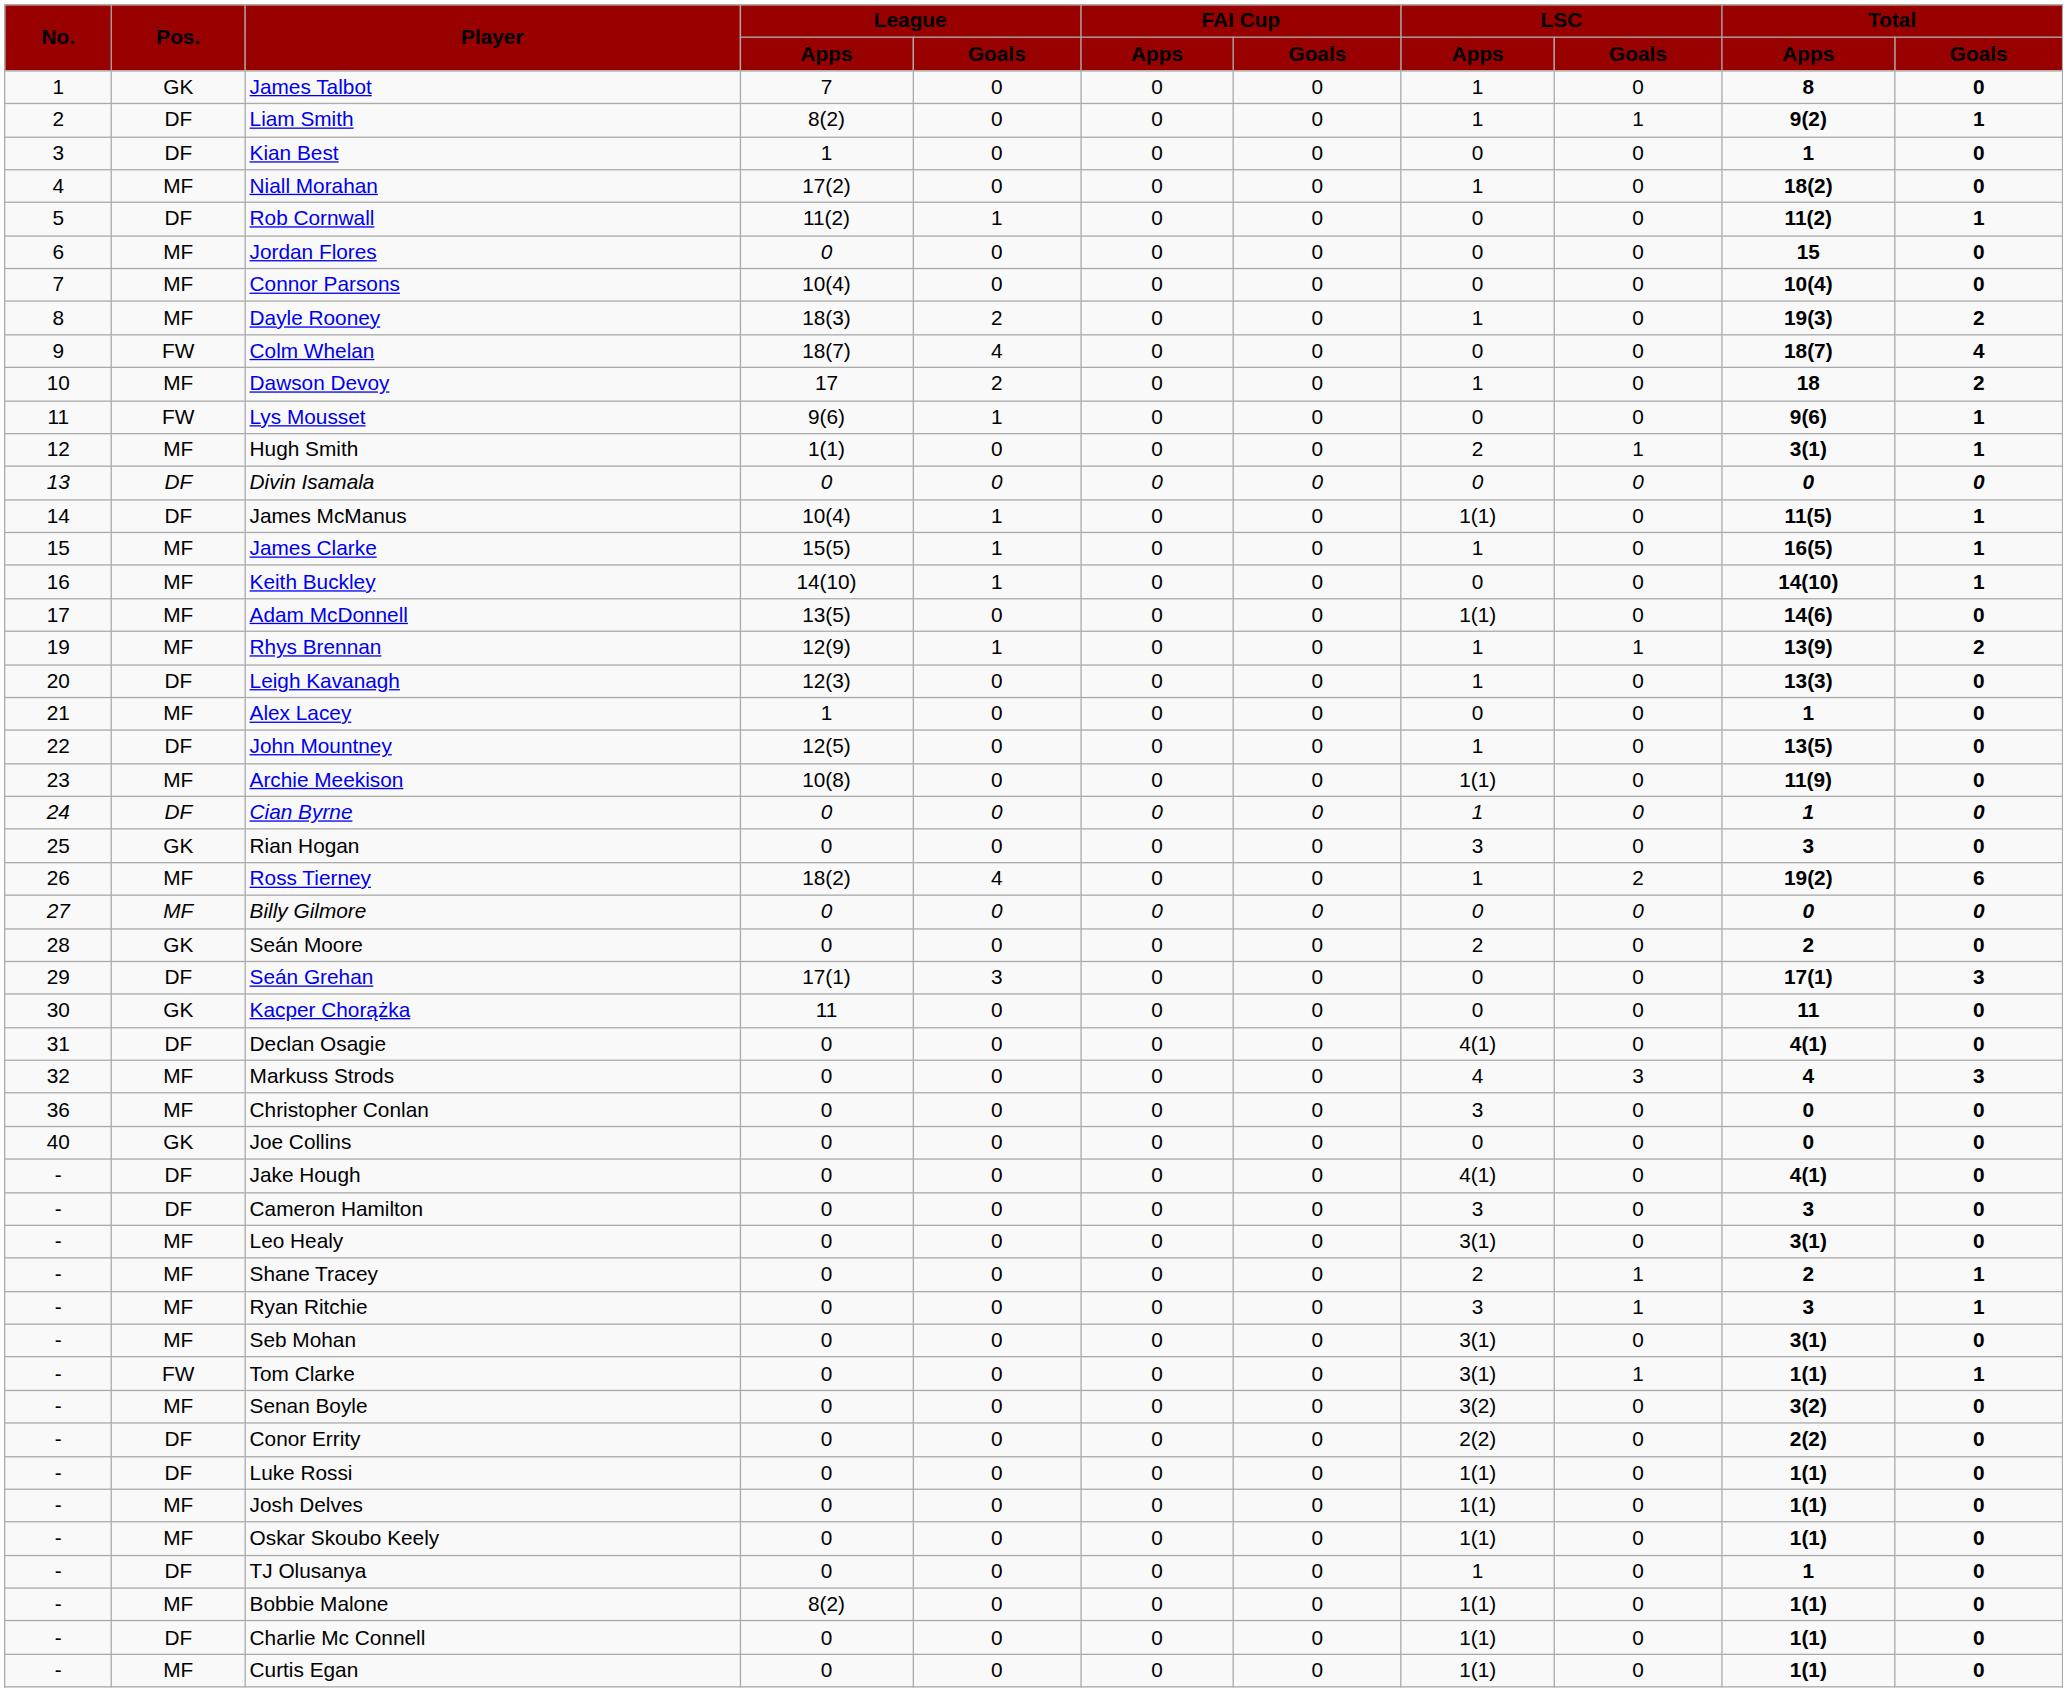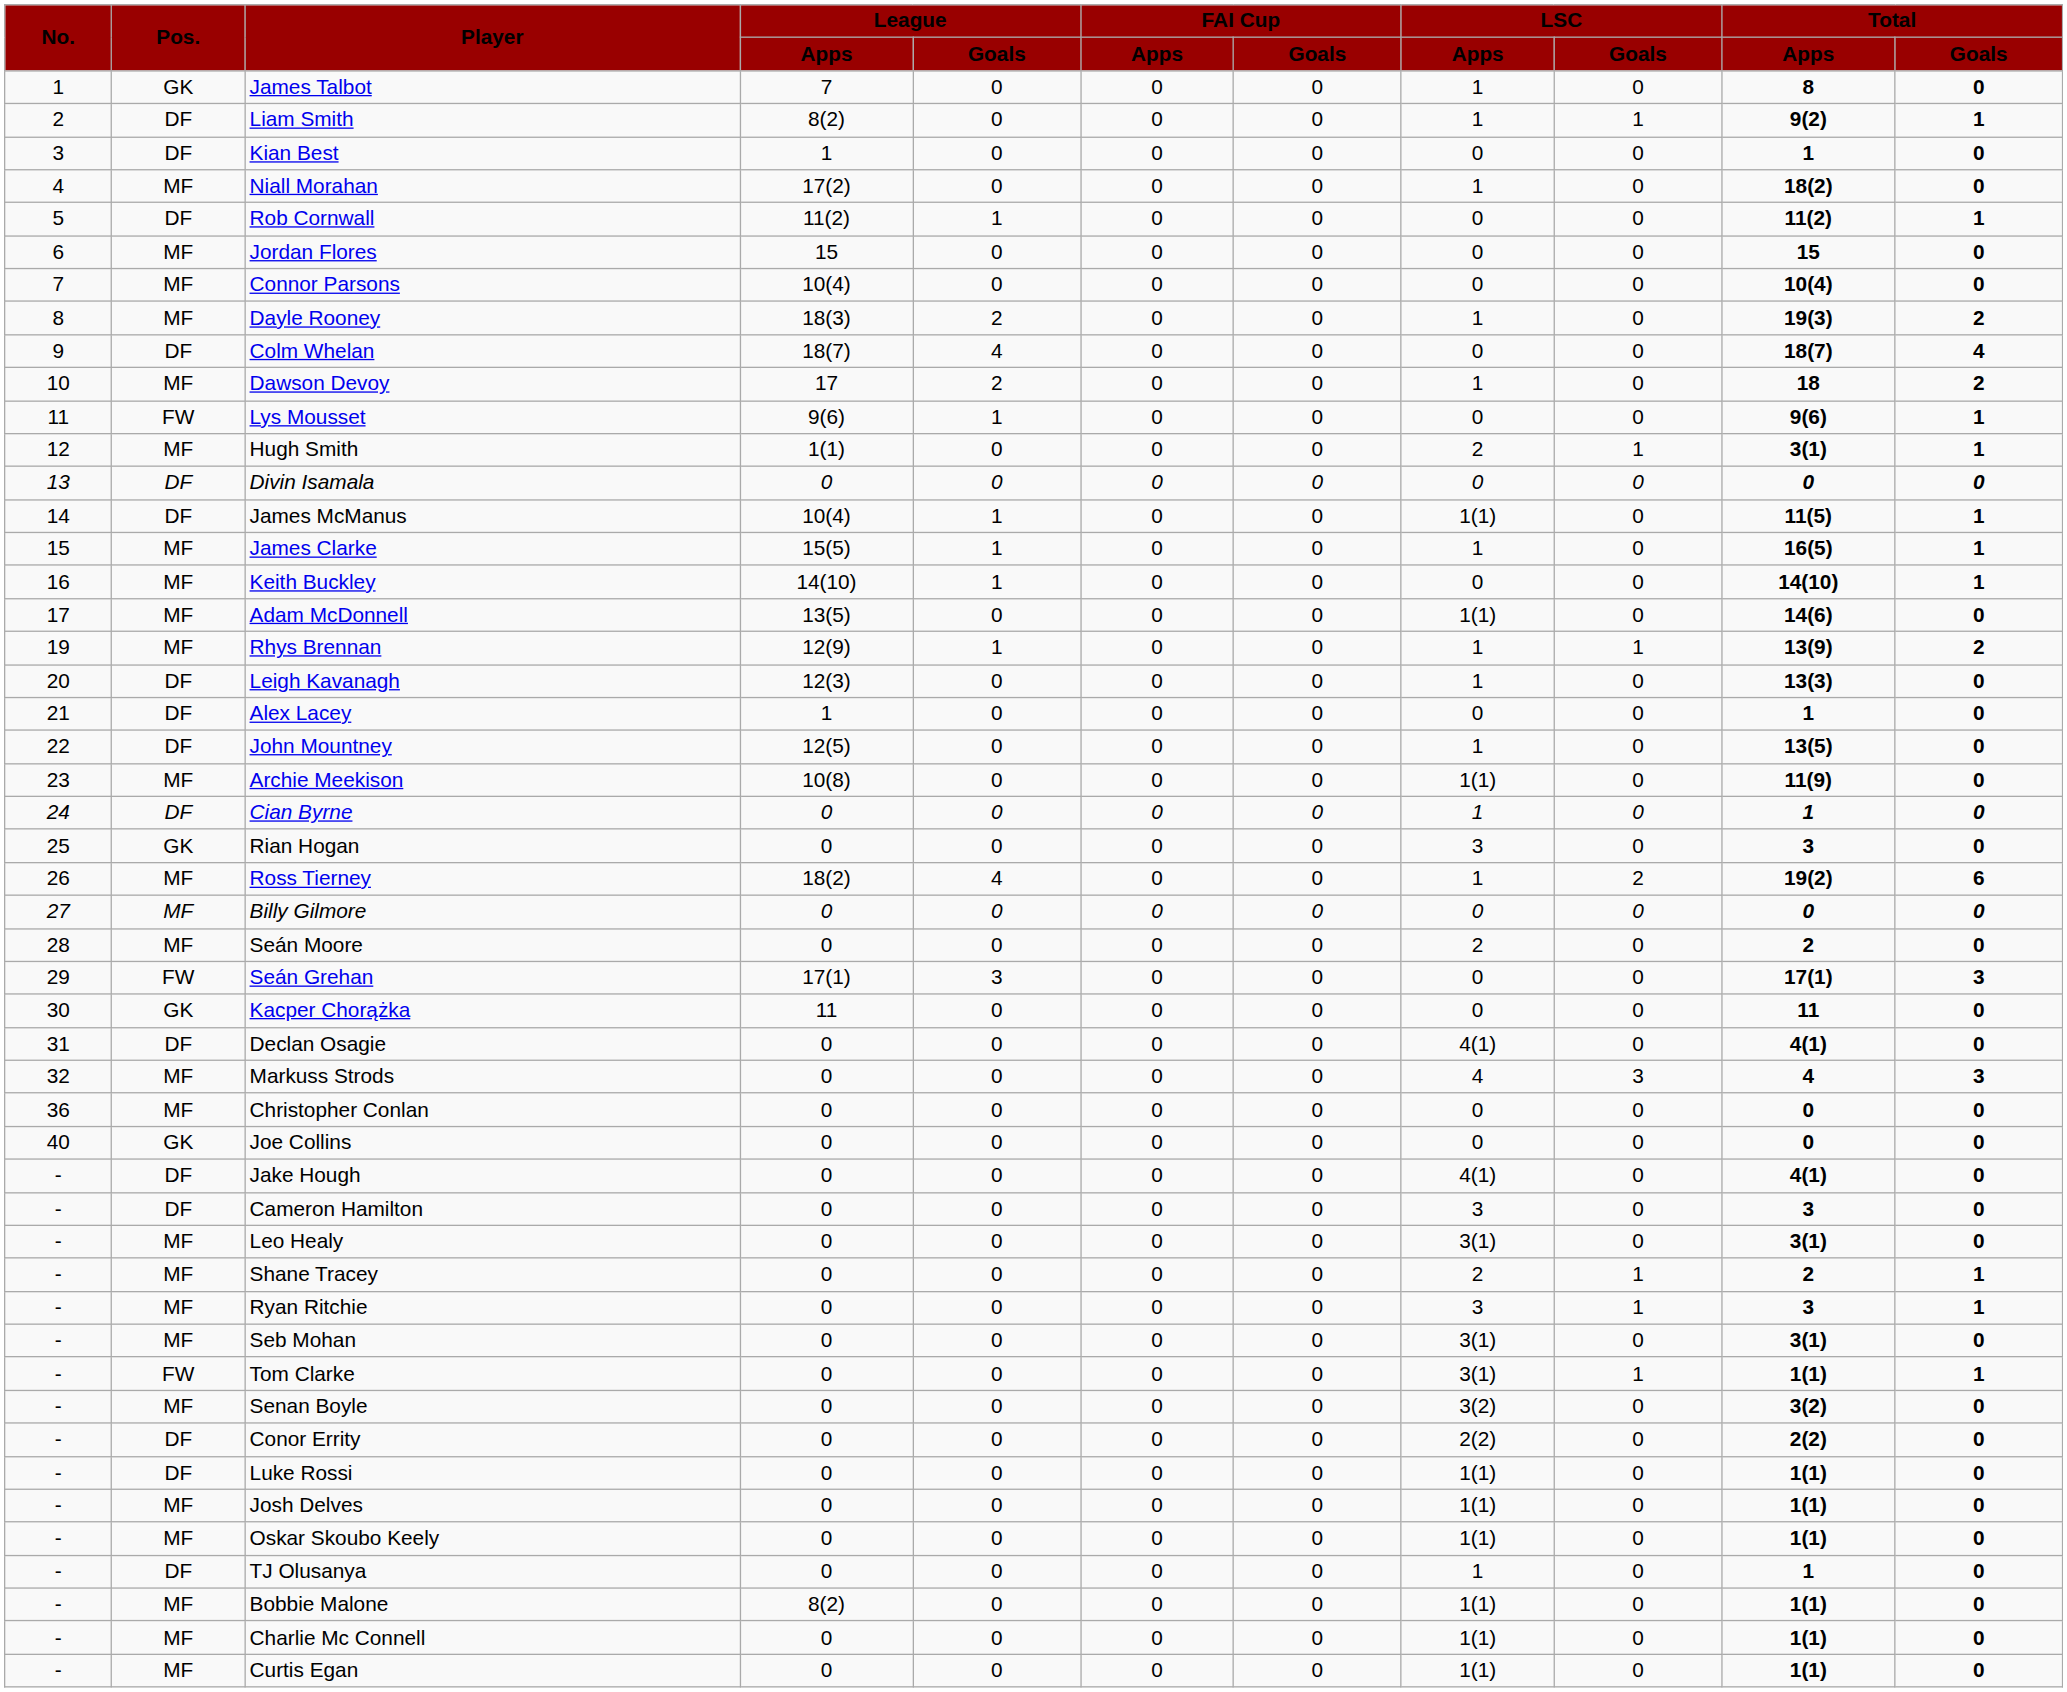(826, 251) 0 -> (826, 251) 15
(178, 350) FW -> (178, 350) DF
(178, 713) MF -> (178, 713) DF
(178, 944) GK -> (178, 944) MF
(178, 977) DF -> (178, 977) FW
(1478, 1109) 3 -> (1478, 1109) 0
(178, 1637) DF -> (178, 1637) MF
